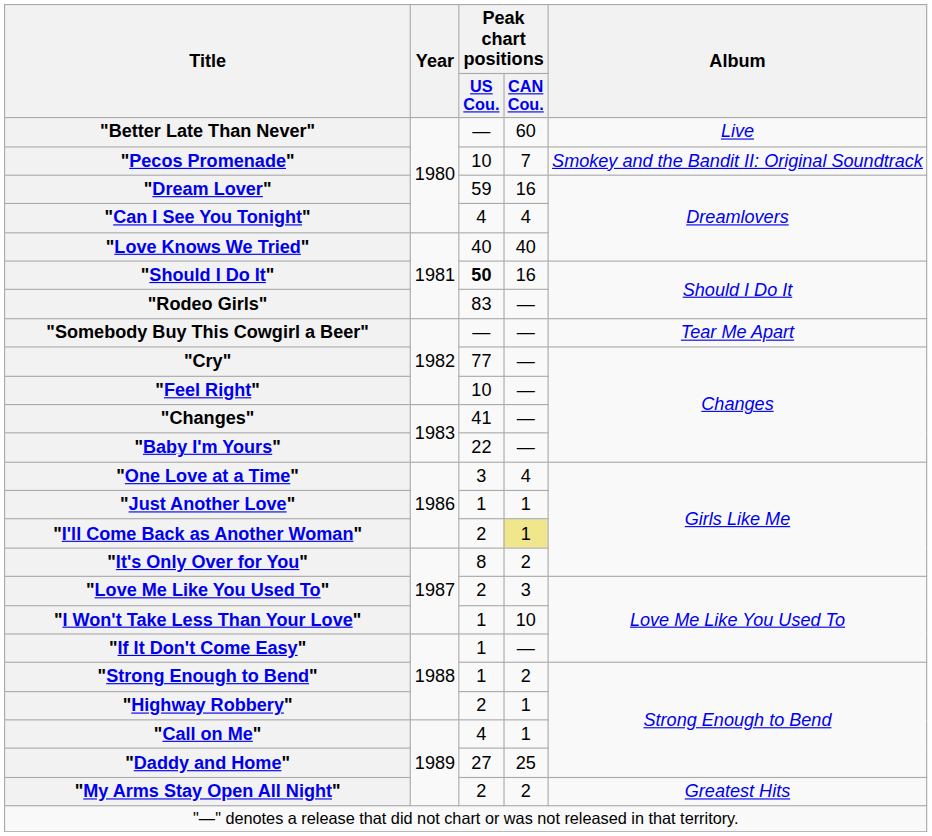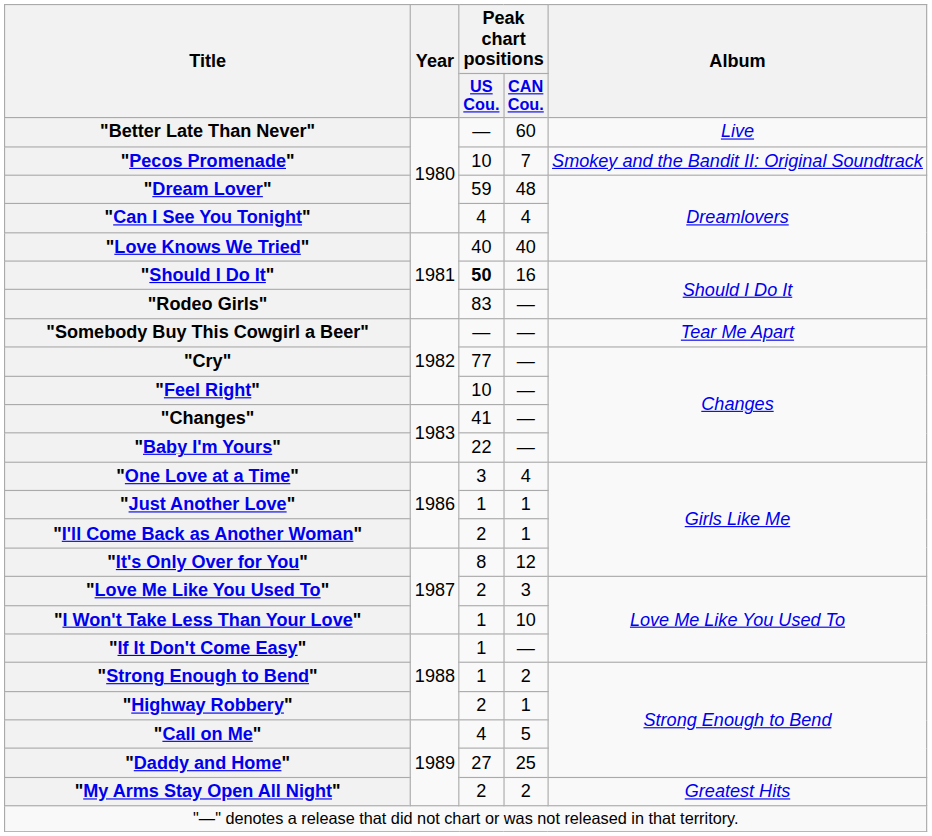(526, 189) 16 -> (526, 189) 48
(526, 533) khaki background -> (526, 533) no background
(526, 562) 2 -> (526, 562) 12
(526, 734) 1 -> (526, 734) 5
